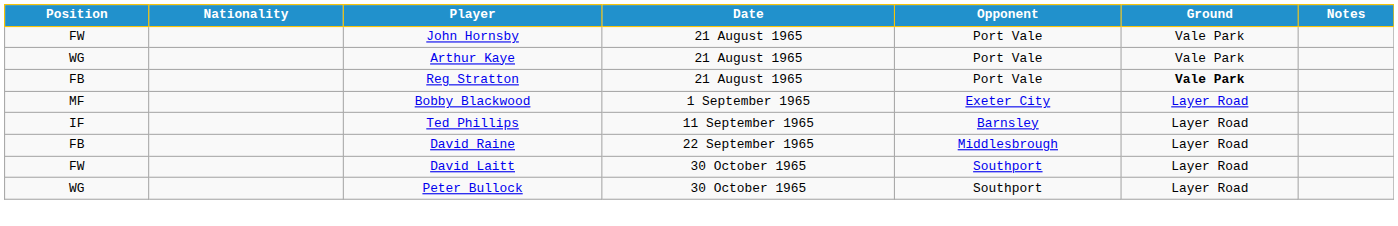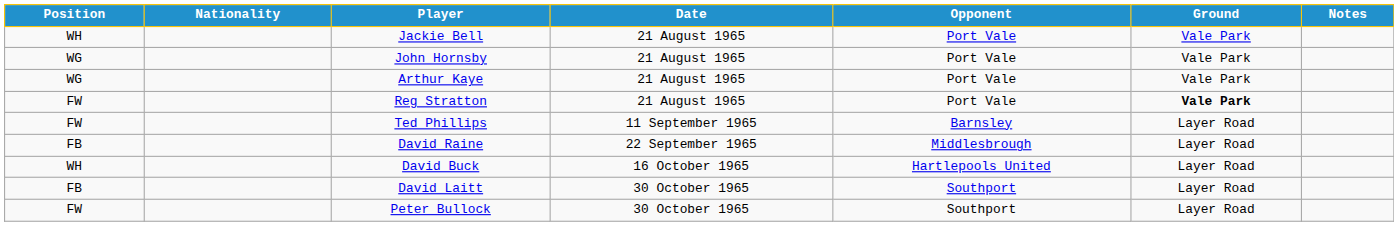+ row: (441, 37)
(77, 37) FW -> (74, 58) WG
(77, 80) FB -> (74, 102) FW
- row: (473, 102)
(77, 123) IF -> (74, 123) FW
+ row: (441, 166)
(77, 166) FW -> (74, 188) FB
(77, 188) WG -> (74, 210) FW
